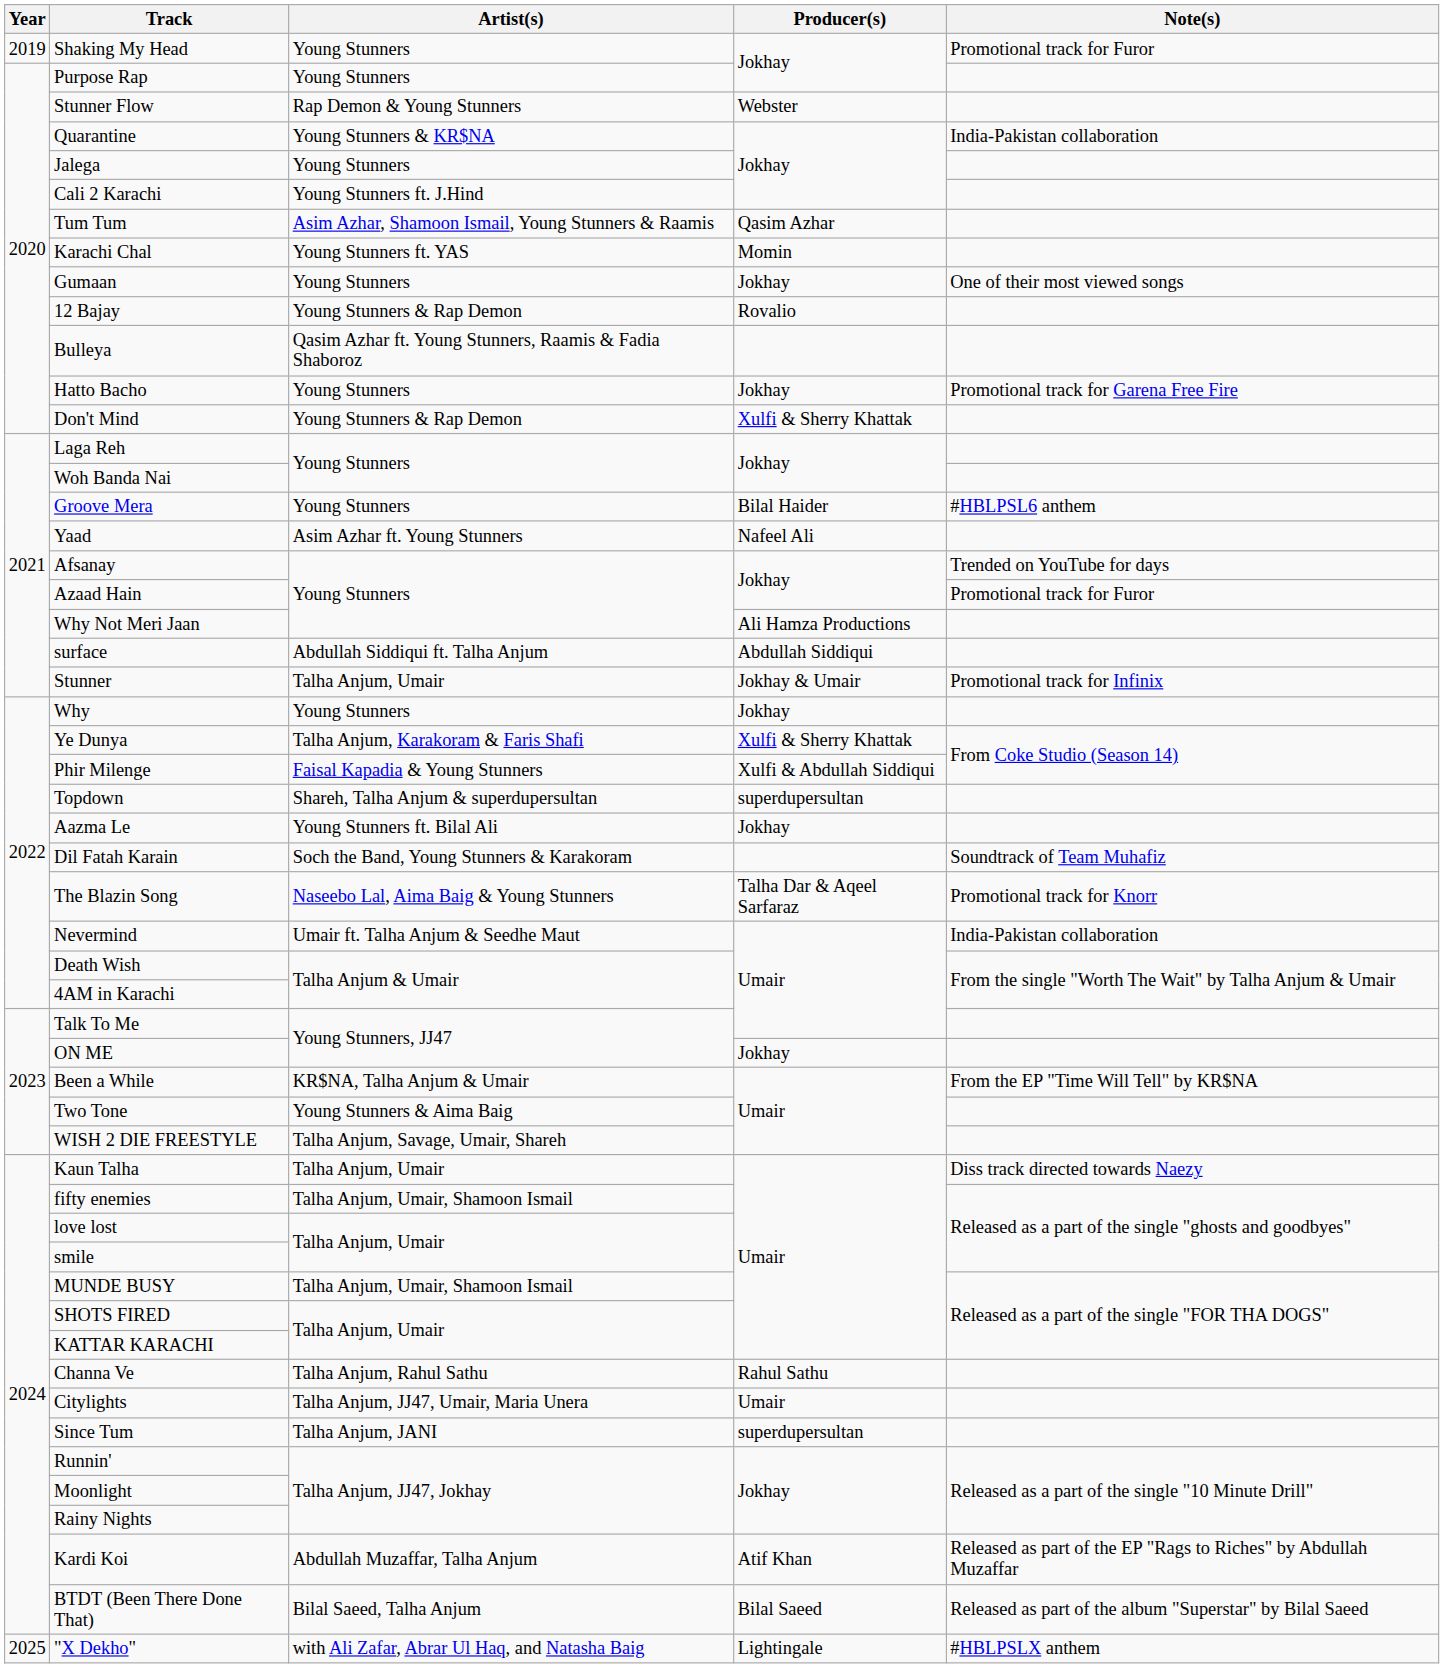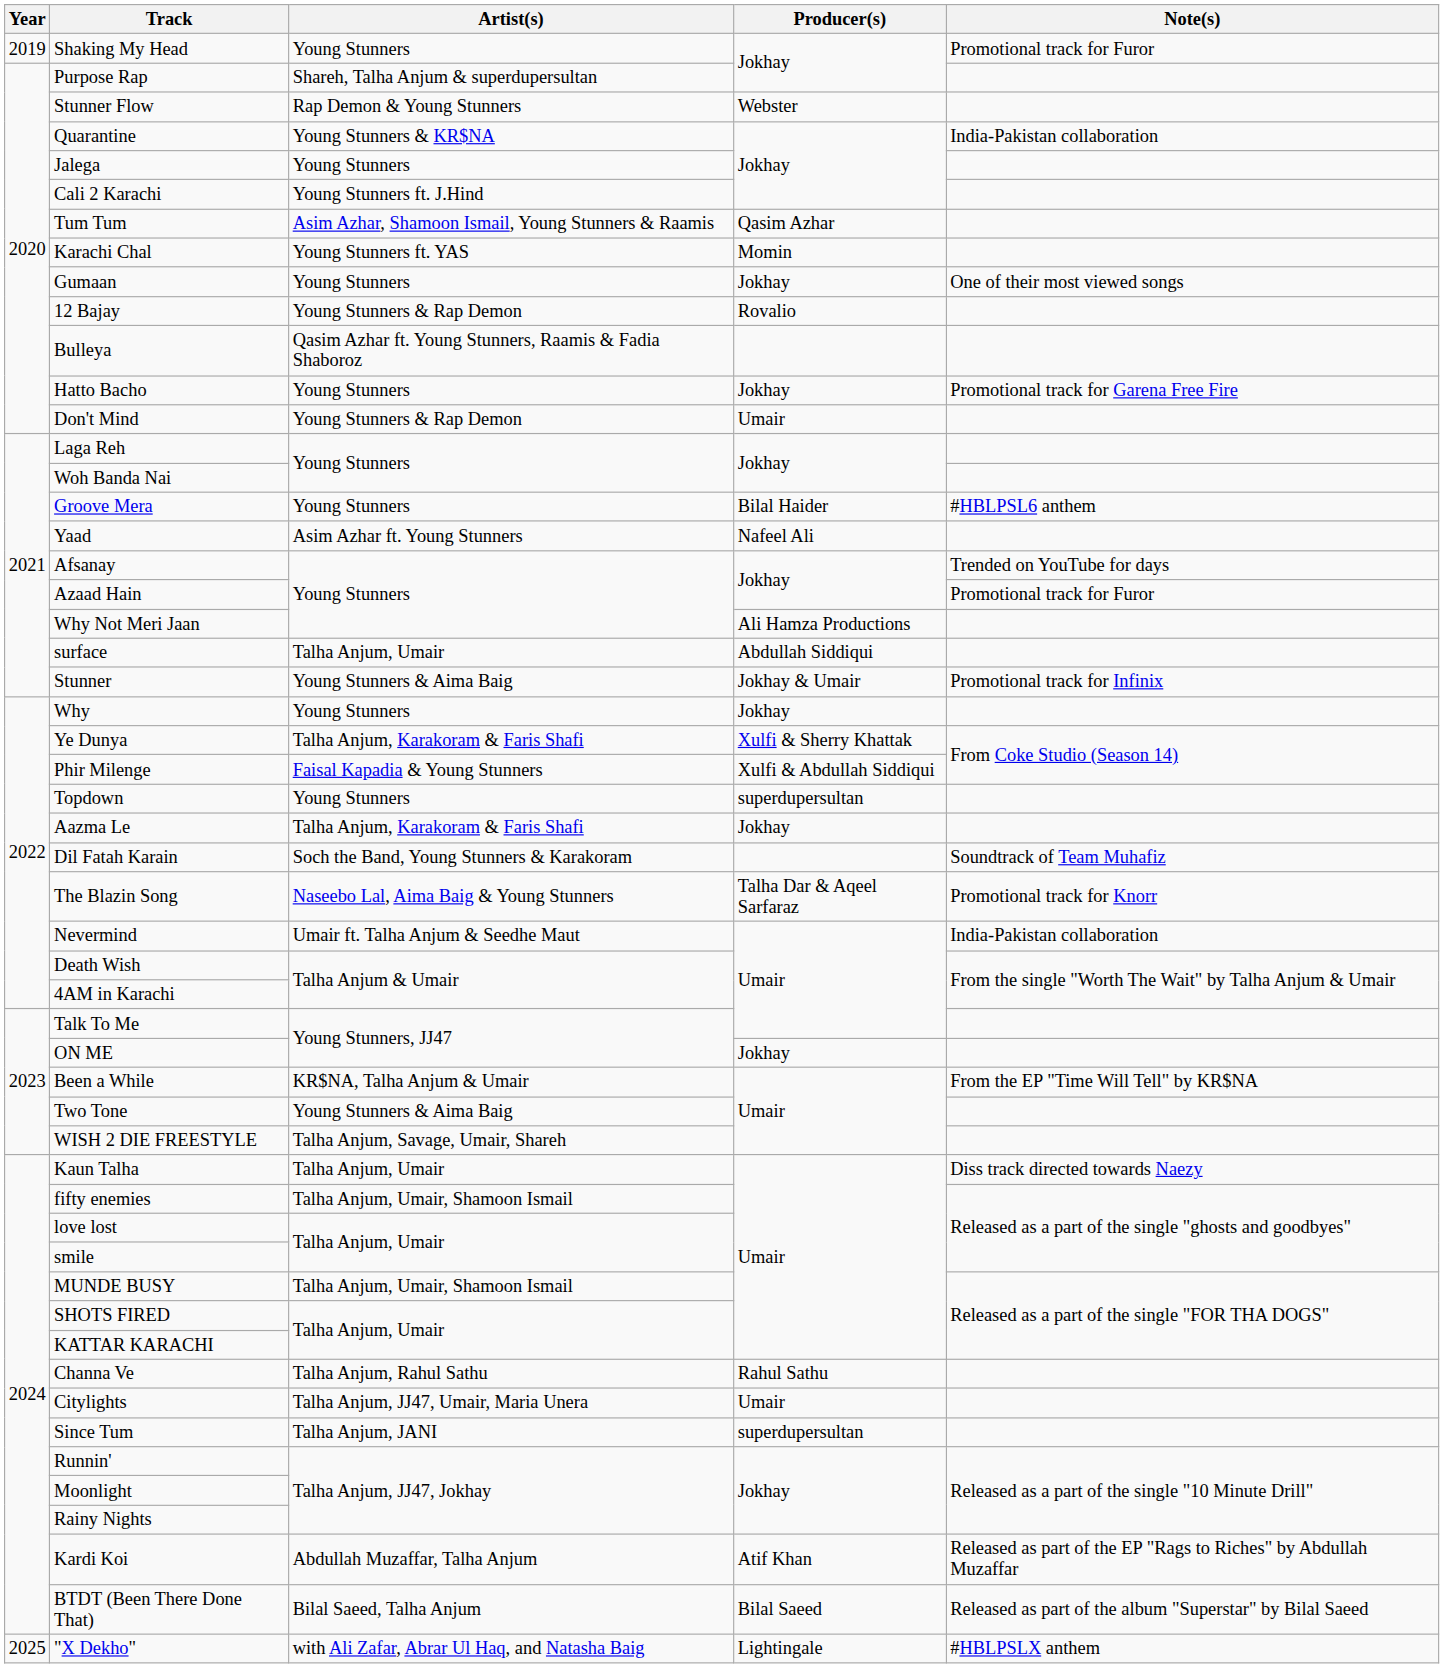(351, 77) Young Stunners -> (445, 77) Shareh, Talha Anjum & superdupersultan
(825, 419) Xulfi & Sherry Khattak -> (761, 419) Umair
(420, 652) Abdullah Siddiqui ft. Talha Anjum -> (368, 652) Talha Anjum, Umair
(368, 681) Talha Anjum, Umair -> (403, 681) Young Stunners & Aima Baig
(445, 798) Shareh, Talha Anjum & superdupersultan -> (351, 798) Young Stunners
(395, 827) Young Stunners ft. Bilal Ali -> (438, 827) Talha Anjum, Karakoram & Faris Shafi
